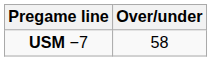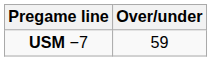(159, 42) 58 -> (159, 42) 59
